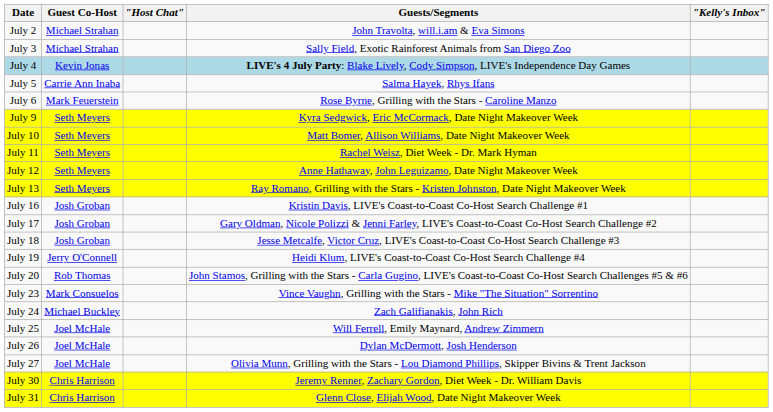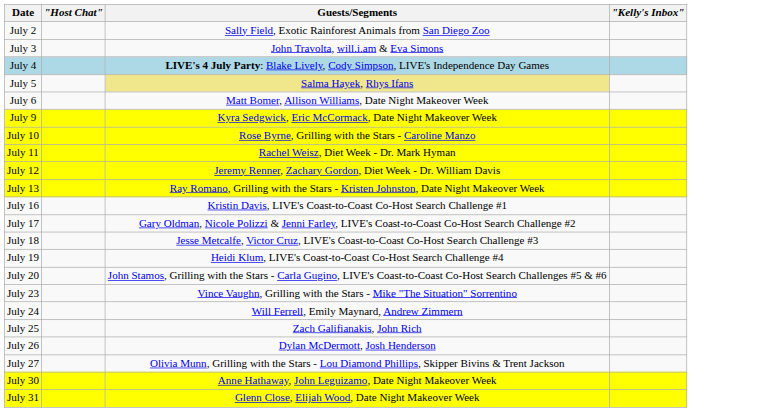- column: (82, 13)
(438, 30) John Travolta, will.i.am & Eva Simons -> (357, 30) Sally Field, Exotic Rainforest Animals from San Diego Zoo
(438, 48) Sally Field, Exotic Rainforest Animals from San Diego Zoo -> (357, 48) John Travolta, will.i.am & Eva Simons
(438, 83) no background -> (357, 83) khaki background
(438, 100) Rose Byrne, Grilling with the Stars - Caroline Manzo -> (357, 100) Matt Bomer, Allison Williams, Date Night Makeover Week
(438, 135) Matt Bomer, Allison Williams, Date Night Makeover Week -> (357, 135) Rose Byrne, Grilling with the Stars - Caroline Manzo
(438, 170) Anne Hathaway, John Leguizamo, Date Night Makeover Week -> (357, 170) Jeremy Renner, Zachary Gordon, Diet Week - Dr. William Davis
(438, 310) Zach Galifianakis, John Rich -> (357, 310) Will Ferrell, Emily Maynard, Andrew Zimmern
(438, 328) Will Ferrell, Emily Maynard, Andrew Zimmern -> (357, 328) Zach Galifianakis, John Rich
(438, 380) Jeremy Renner, Zachary Gordon, Diet Week - Dr. William Davis -> (357, 380) Anne Hathaway, John Leguizamo, Date Night Makeover Week
